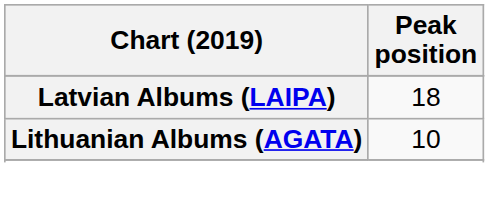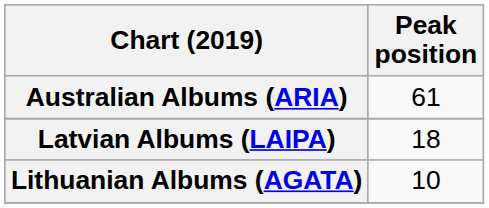+ row: (187, 97)
